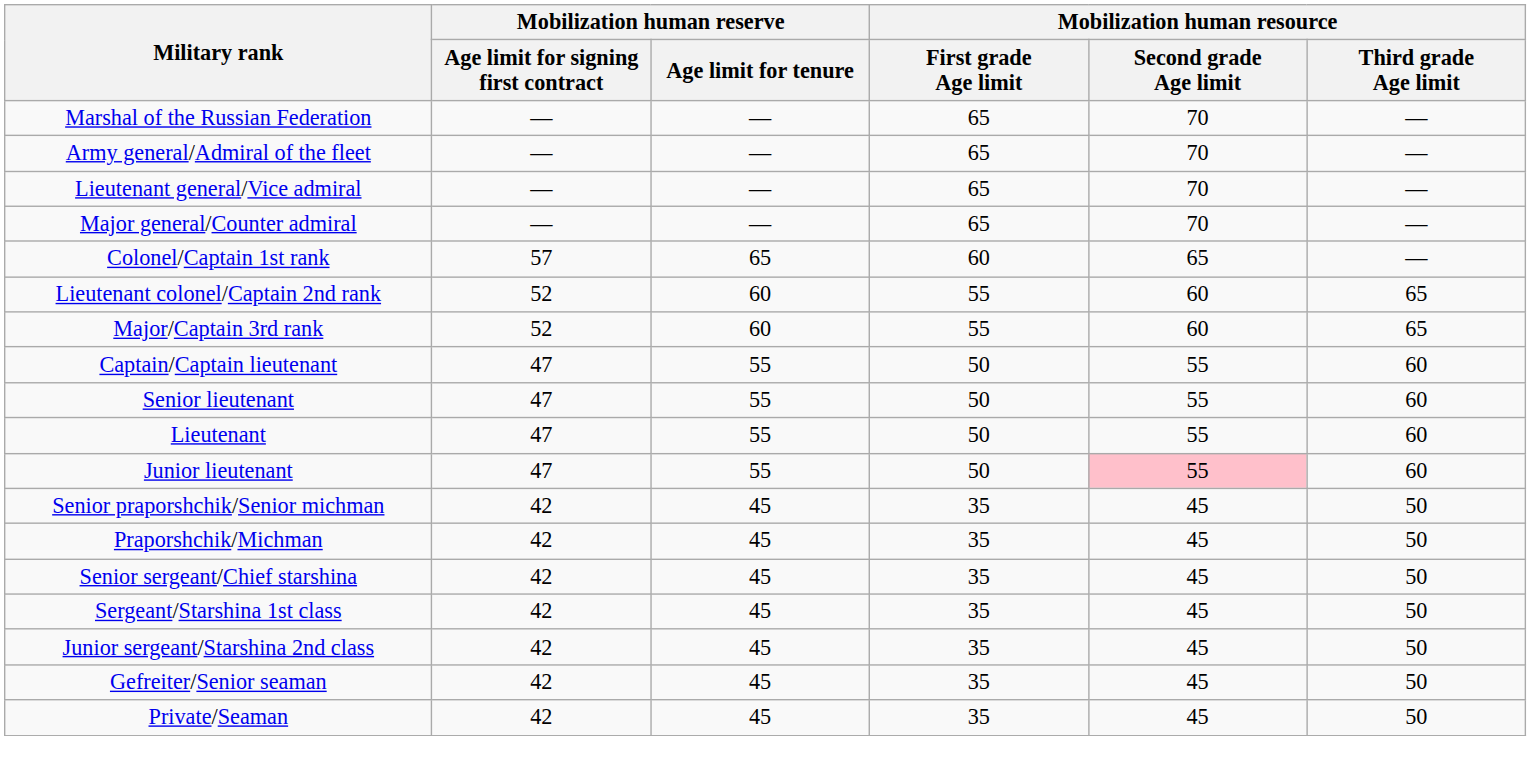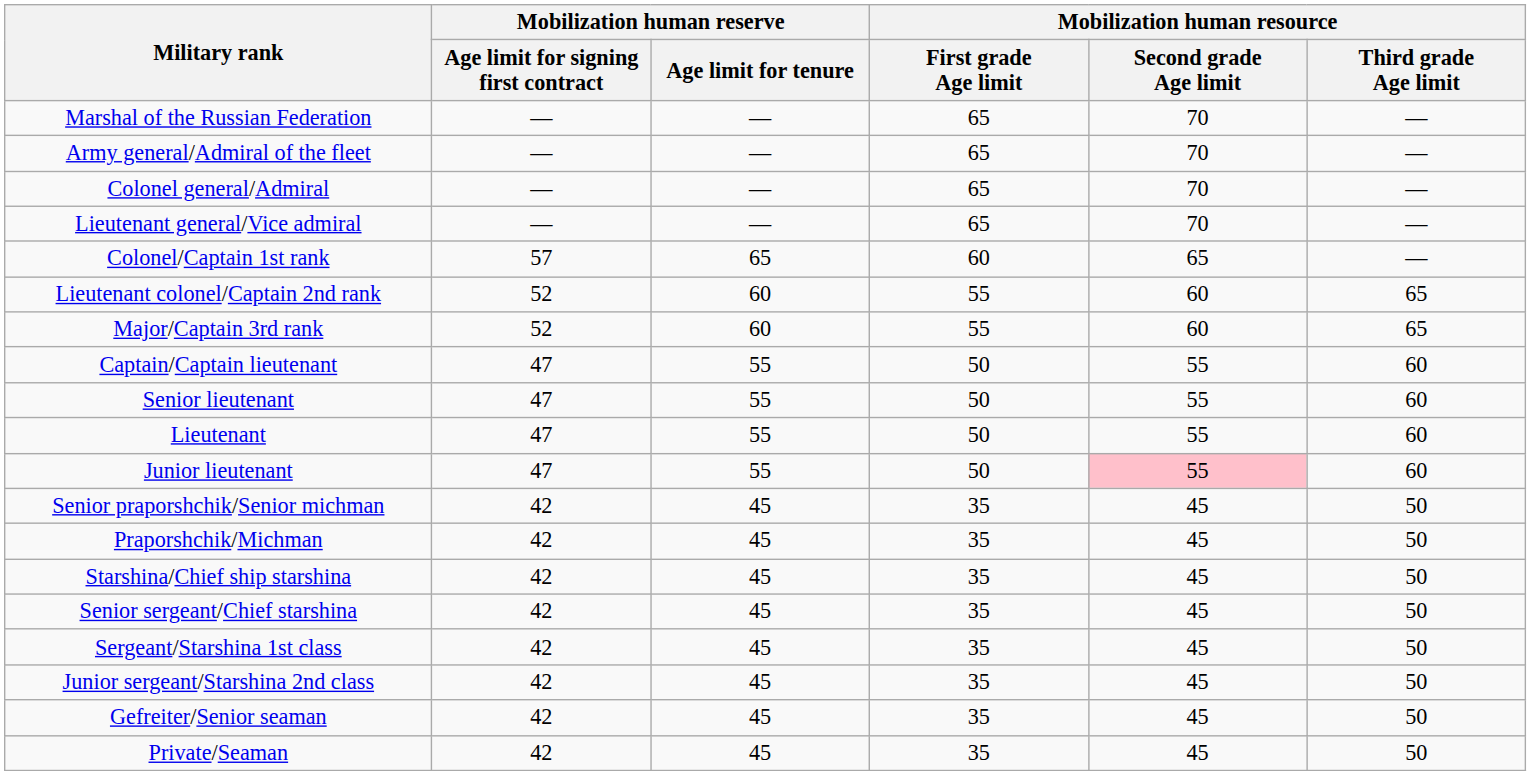+ row: (218, 188)
- row: (218, 223)
+ row: (218, 576)
